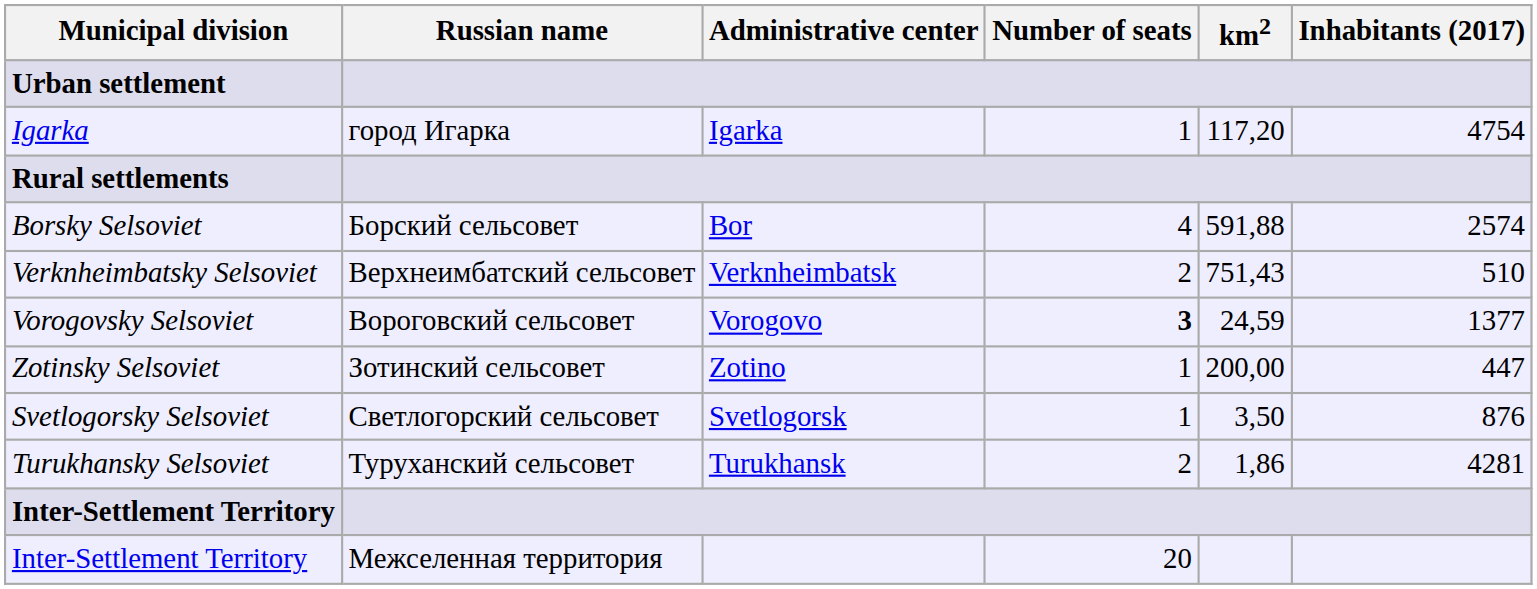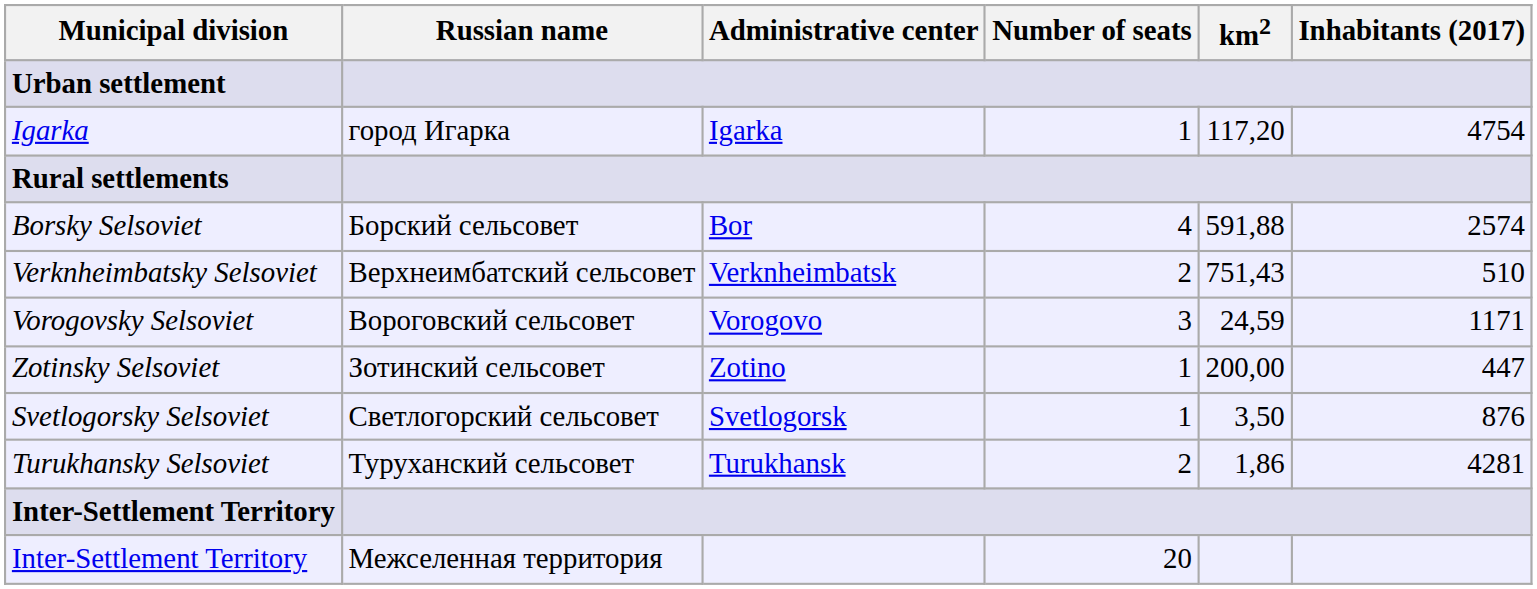(1185, 320) bold -> (1185, 320) normal
(1496, 320) 1377 -> (1497, 320) 1171
